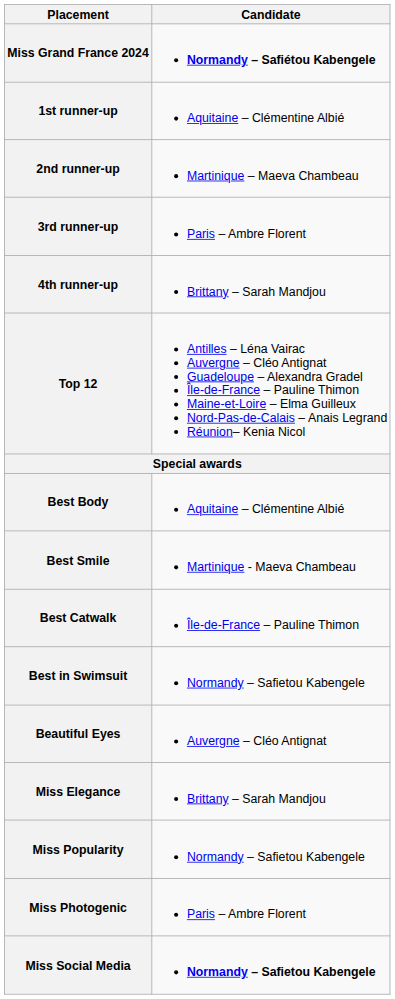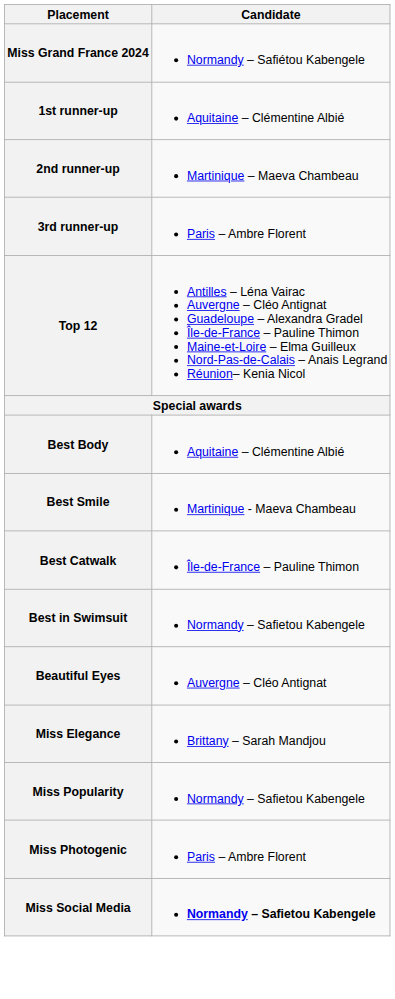(271, 60) bold -> (271, 60) normal
- row: (78, 284)
